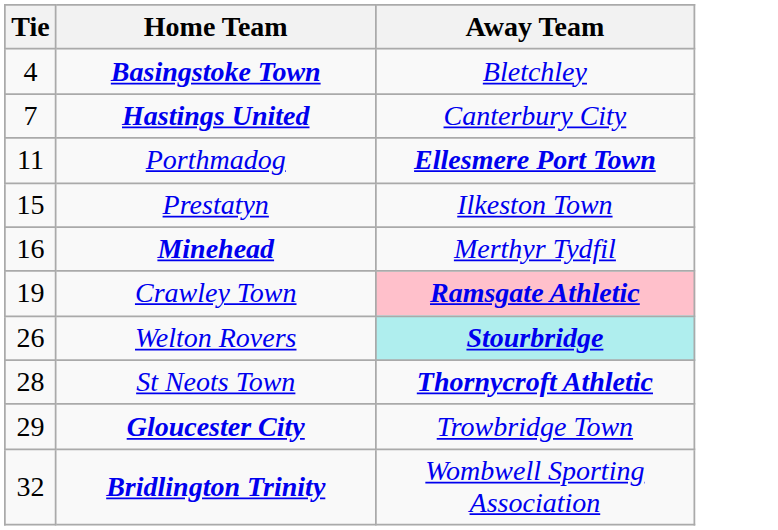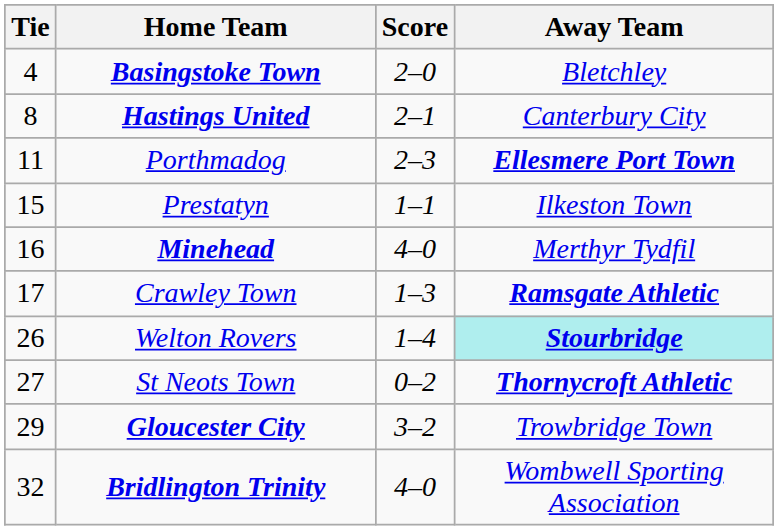+ column: (415, 26)
(31, 115) 7 -> (31, 115) 8
(31, 293) 19 -> (31, 293) 17
(535, 293) pink background -> (614, 293) no background
(31, 381) 28 -> (31, 381) 27
